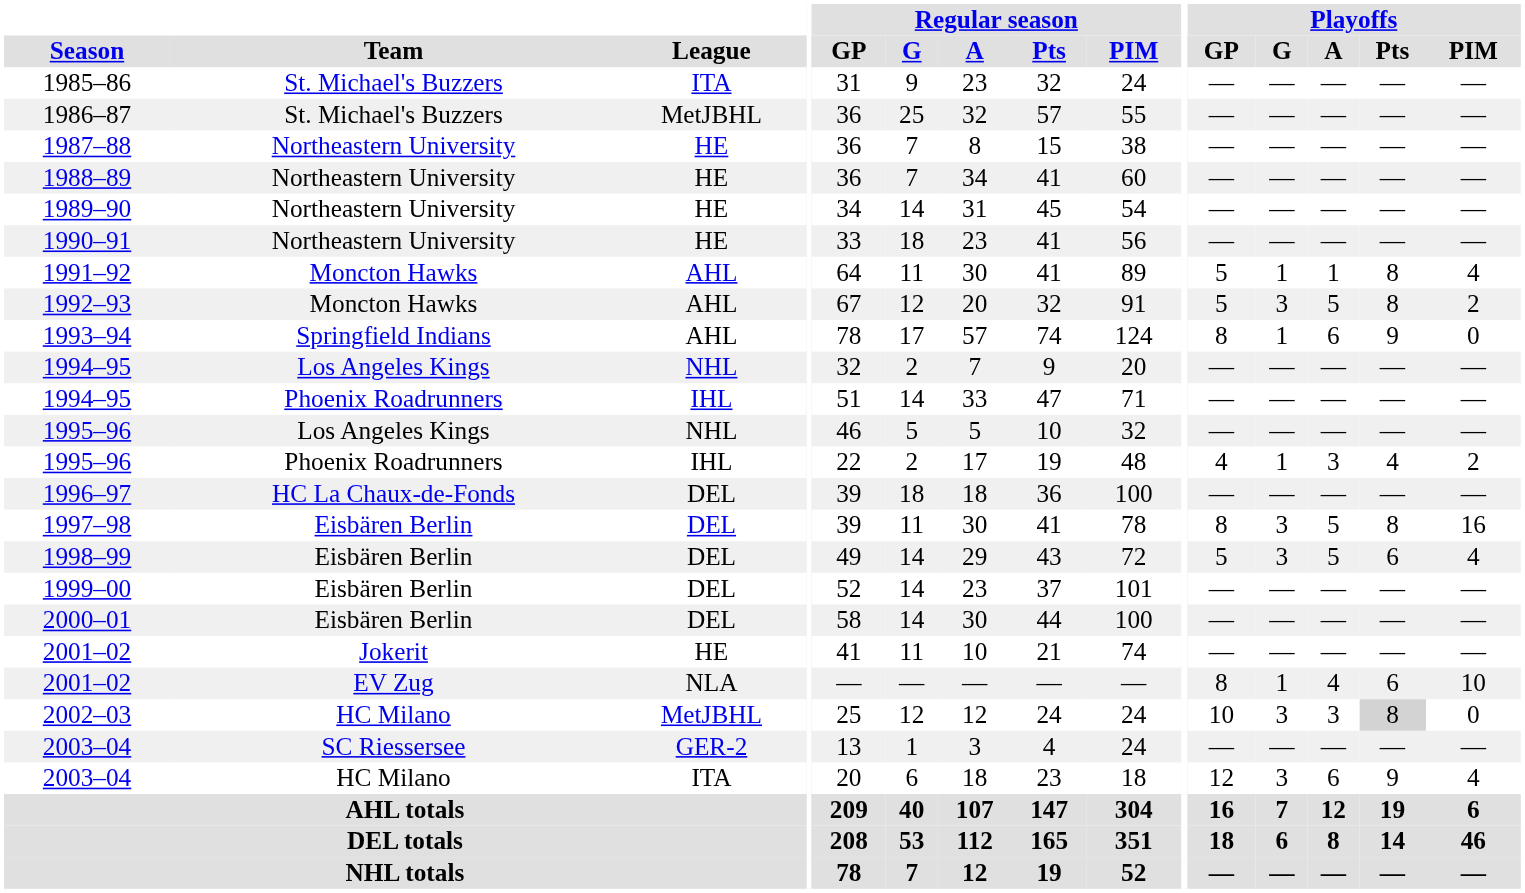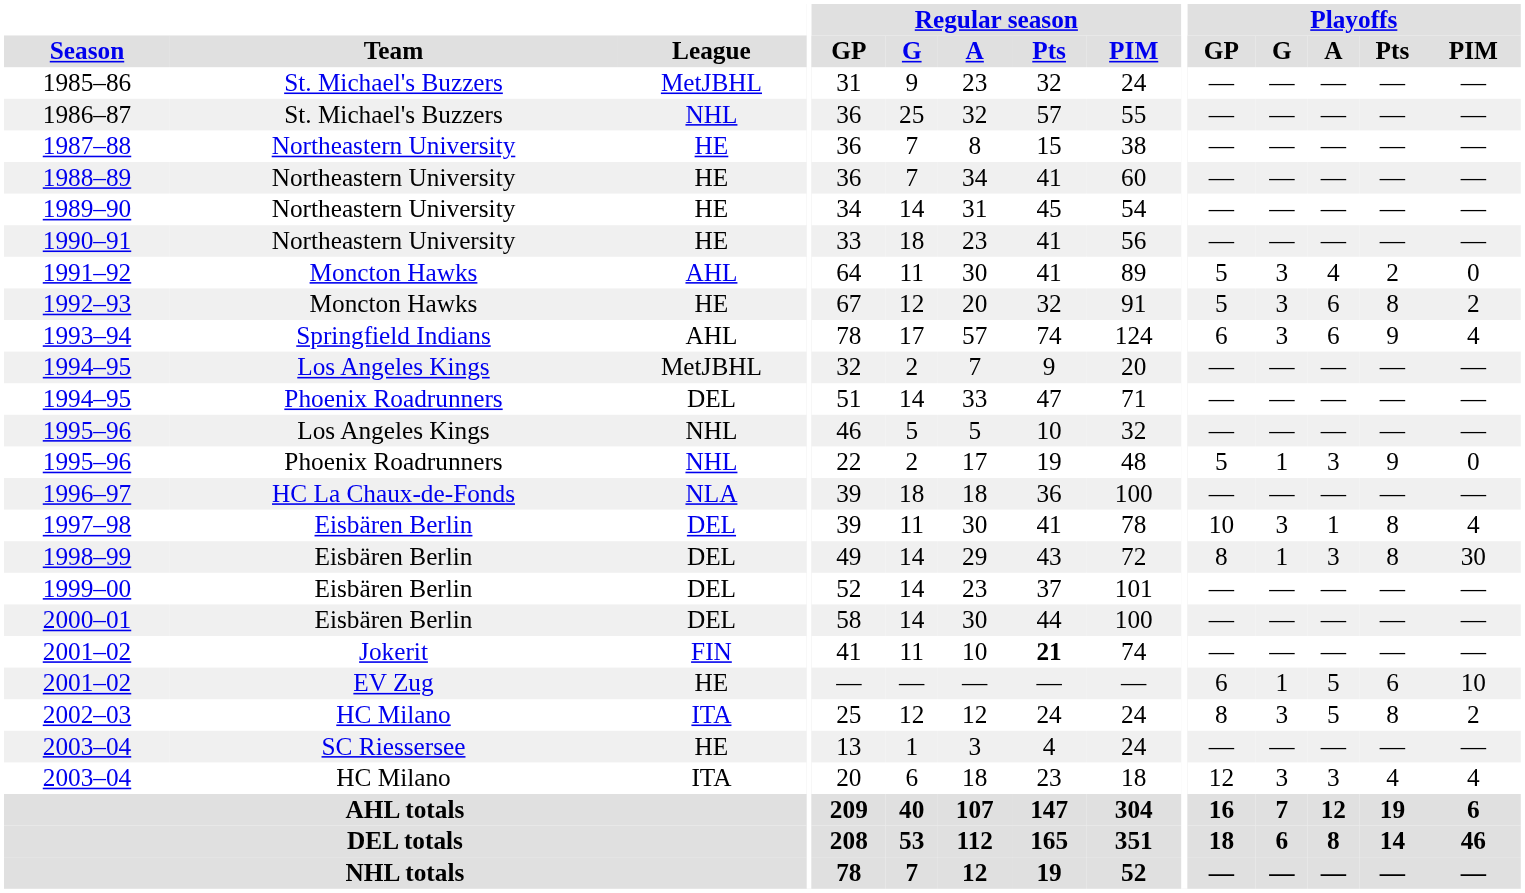(711, 82) ITA -> (711, 82) MetJBHL
(711, 114) MetJBHL -> (711, 114) NHL
(1282, 272) 1 -> (1282, 272) 3
(1333, 272) 1 -> (1333, 272) 4
(1392, 272) 8 -> (1392, 272) 2
(1473, 272) 4 -> (1473, 272) 0
(711, 303) AHL -> (711, 303) HE
(1333, 303) 5 -> (1333, 303) 6
(1221, 335) 8 -> (1221, 335) 6
(1282, 335) 1 -> (1282, 335) 3
(1473, 335) 0 -> (1473, 335) 4
(711, 367) NHL -> (711, 367) MetJBHL
(711, 398) IHL -> (711, 398) DEL
(711, 461) IHL -> (711, 461) NHL
(1221, 461) 4 -> (1221, 461) 5
(1392, 461) 4 -> (1392, 461) 9
(1473, 461) 2 -> (1473, 461) 0
(711, 493) DEL -> (711, 493) NLA
(1221, 525) 8 -> (1221, 525) 10
(1333, 525) 5 -> (1333, 525) 1
(1473, 525) 16 -> (1473, 525) 4
(1221, 556) 5 -> (1221, 556) 8
(1282, 556) 3 -> (1282, 556) 1
(1333, 556) 5 -> (1333, 556) 3
(1392, 556) 6 -> (1392, 556) 8
(1473, 556) 4 -> (1473, 556) 30
(711, 651) HE -> (711, 651) FIN
(1049, 651) normal -> (1049, 651) bold
(711, 683) NLA -> (711, 683) HE
(1221, 683) 8 -> (1221, 683) 6
(1333, 683) 4 -> (1333, 683) 5
(711, 714) MetJBHL -> (711, 714) ITA
(1221, 714) 10 -> (1221, 714) 8
(1333, 714) 3 -> (1333, 714) 5
(1392, 714) lightgrey background -> (1392, 714) no background
(1473, 714) 0 -> (1473, 714) 2
(711, 746) GER-2 -> (711, 746) HE
(1333, 777) 6 -> (1333, 777) 3
(1392, 777) 9 -> (1392, 777) 4
